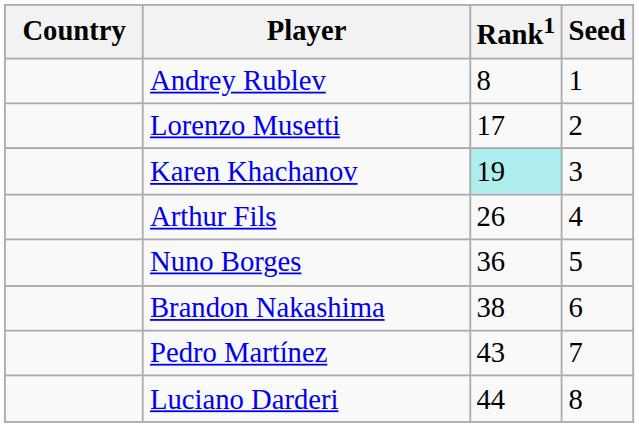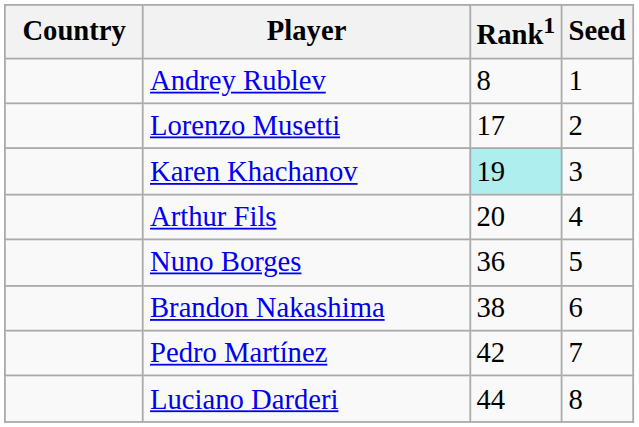(491, 216) 26 -> (491, 216) 20
(491, 352) 43 -> (491, 352) 42
